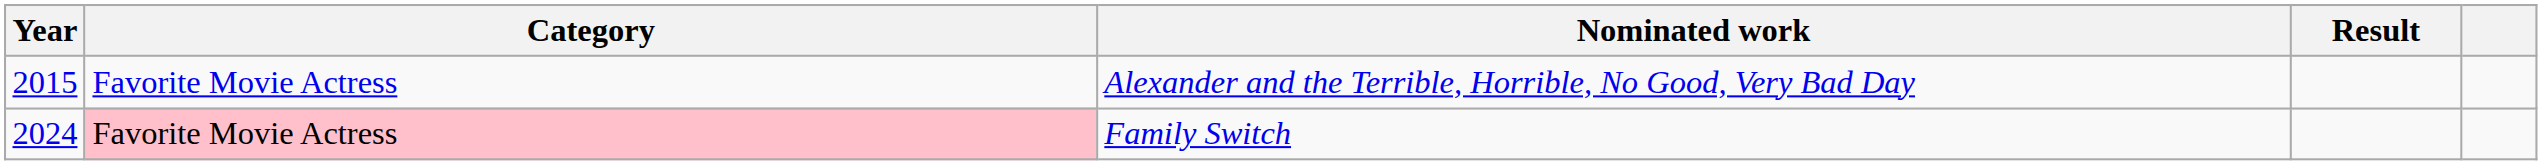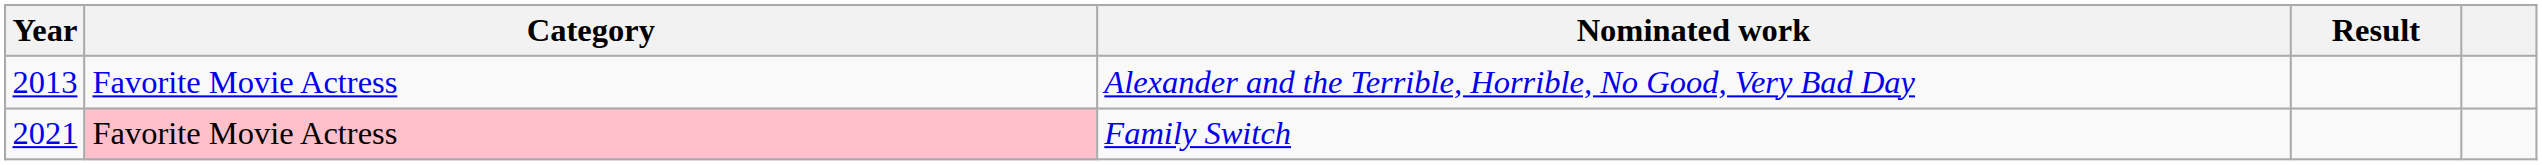(45, 81) 2015 -> (45, 81) 2013
(45, 133) 2024 -> (45, 133) 2021
